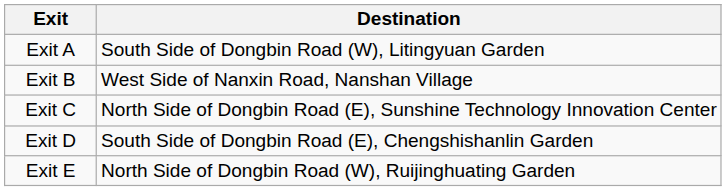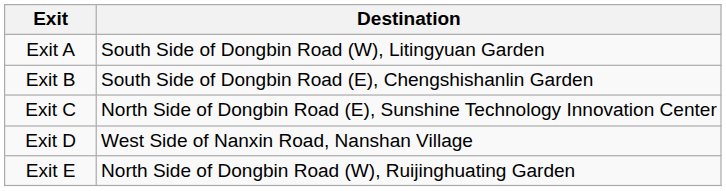(287, 79) West Side of Nanxin Road, Nanshan Village -> (347, 79) South Side of Dongbin Road (E), Chengshishanlin Garden
(347, 140) South Side of Dongbin Road (E), Chengshishanlin Garden -> (287, 140) West Side of Nanxin Road, Nanshan Village
